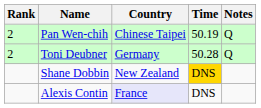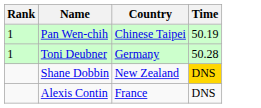- column: (238, 14)
(10, 34) 2 -> (10, 34) 1
(10, 54) 2 -> (10, 54) 1
(131, 93) lavender background -> (131, 93) no background
